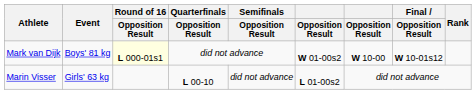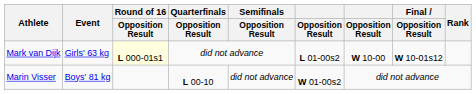(88, 53) Boys' 81 kg -> (87, 53) Girls' 63 kg
(320, 58) W 01-00s2 -> (320, 58) L 01-00s2
(87, 77) Girls' 63 kg -> (88, 77) Boys' 81 kg
(320, 82) L 01-00s2 -> (320, 82) W 01-00s2
